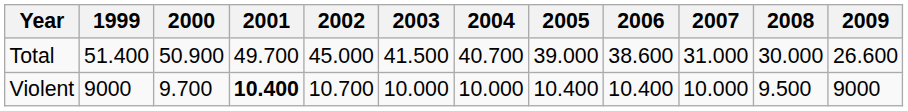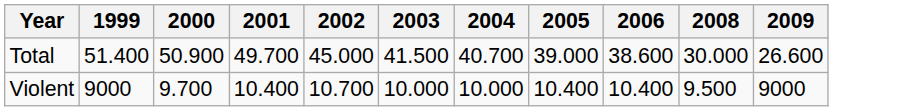- column: (716, 21)
(266, 88) bold -> (266, 88) normal
